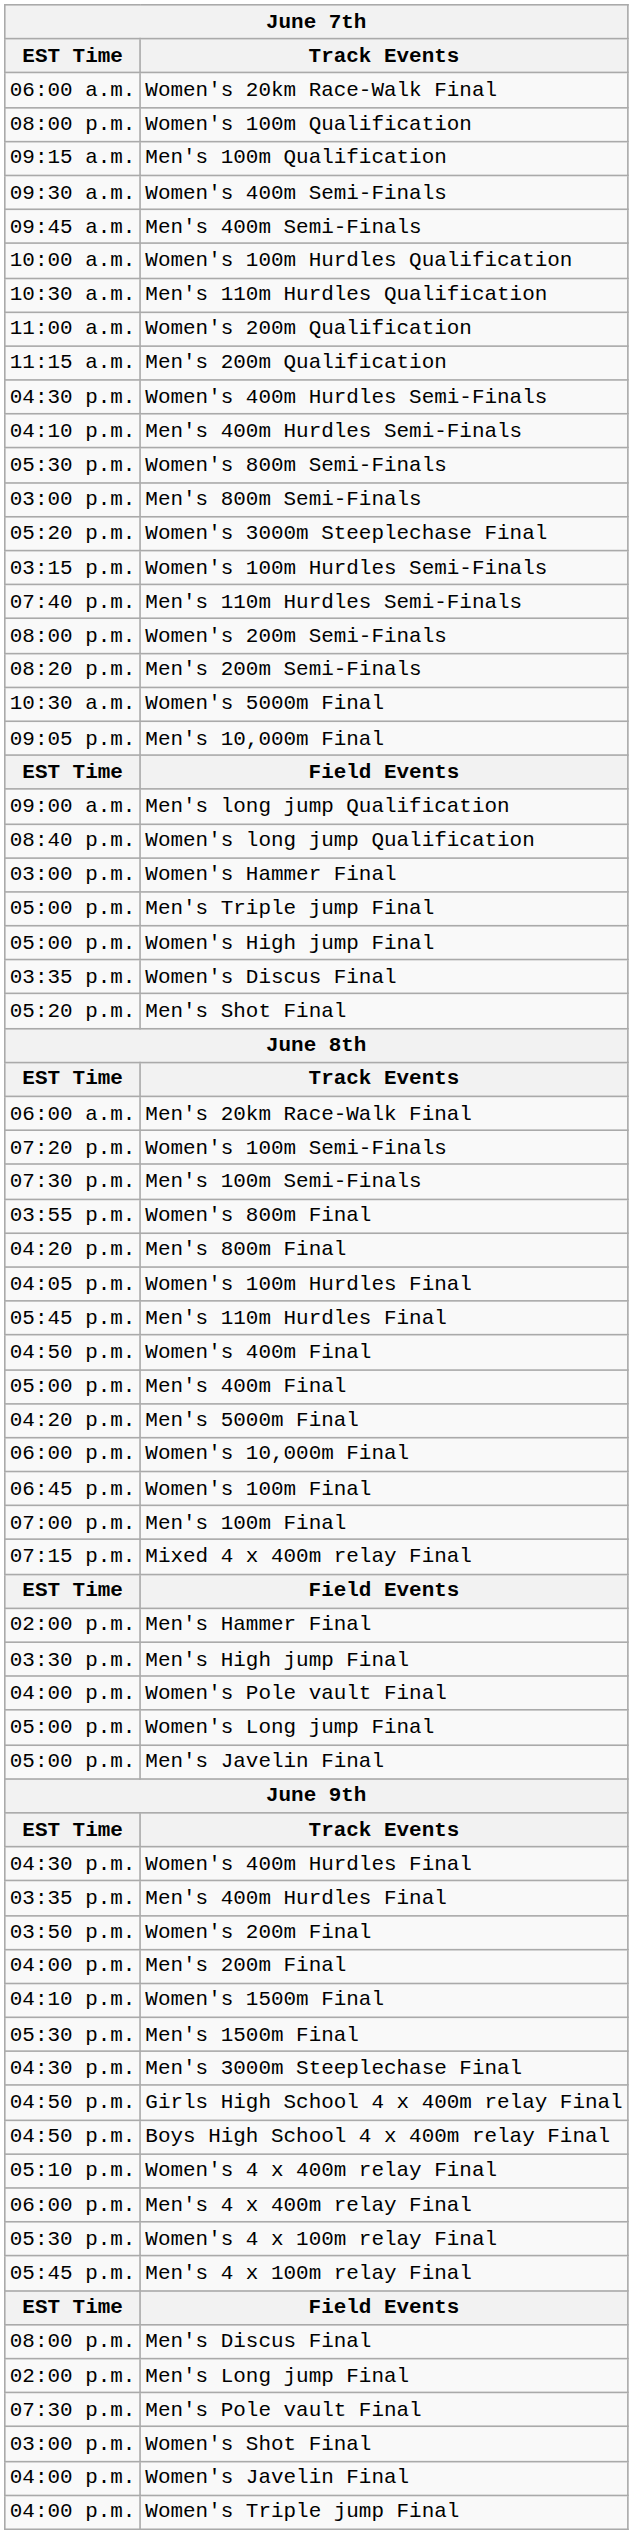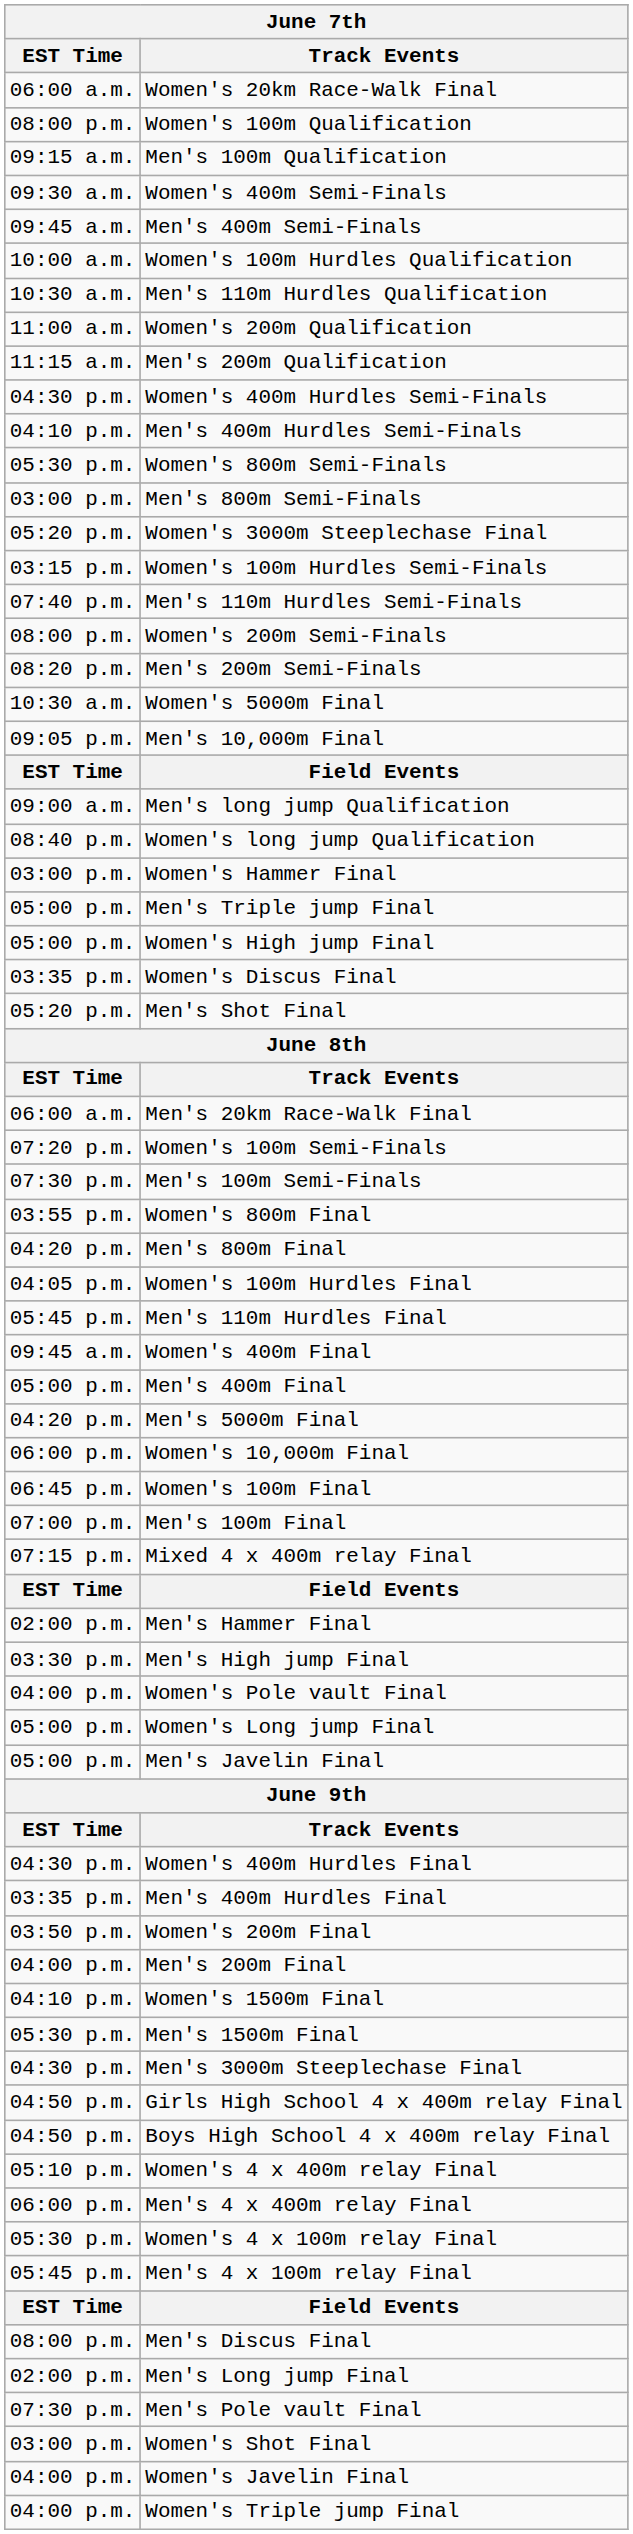(73, 1352) 04:50 p.m. -> (73, 1352) 09:45 a.m.
